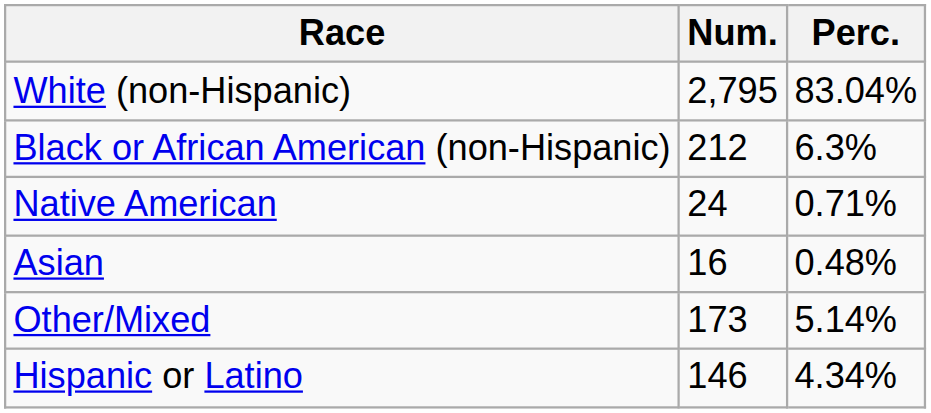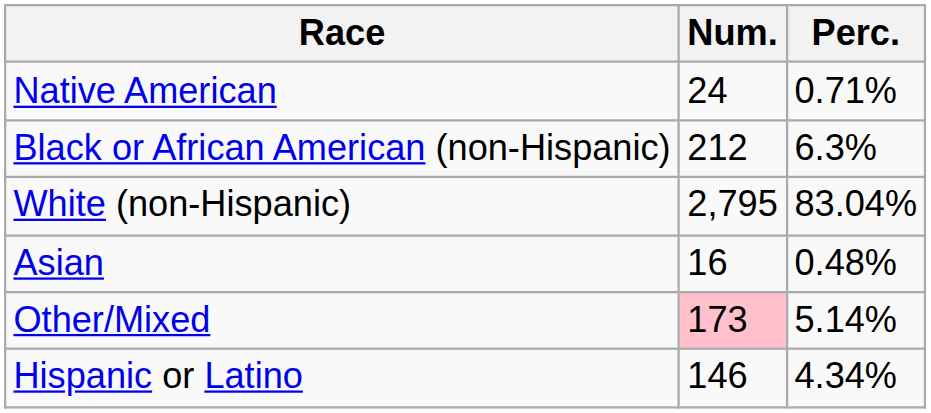rows swapped: (182, 90) <-> (145, 205)
(717, 319) no background -> (717, 319) pink background
